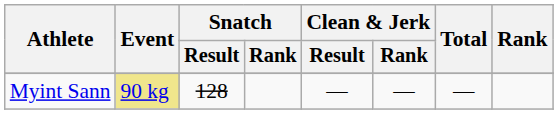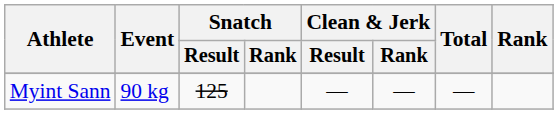(145, 91) khaki background -> (145, 91) no background
(212, 91) 128 -> (212, 91) 125
